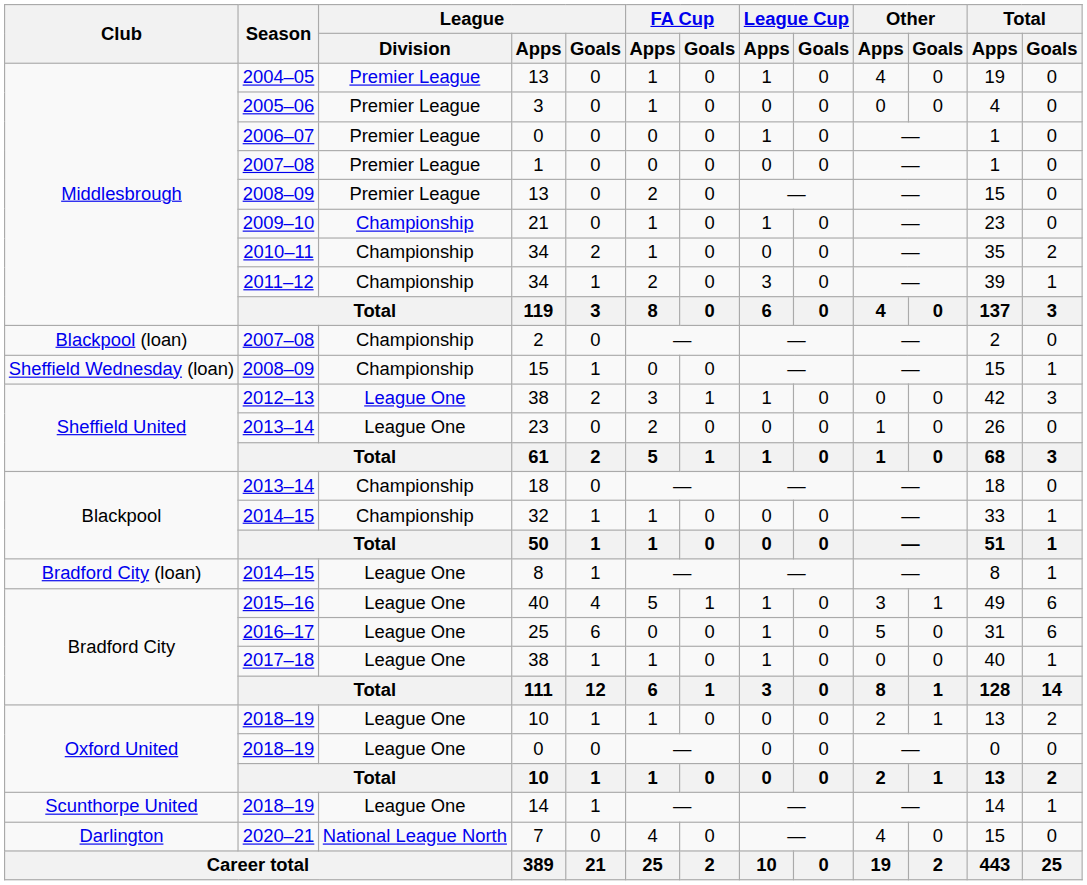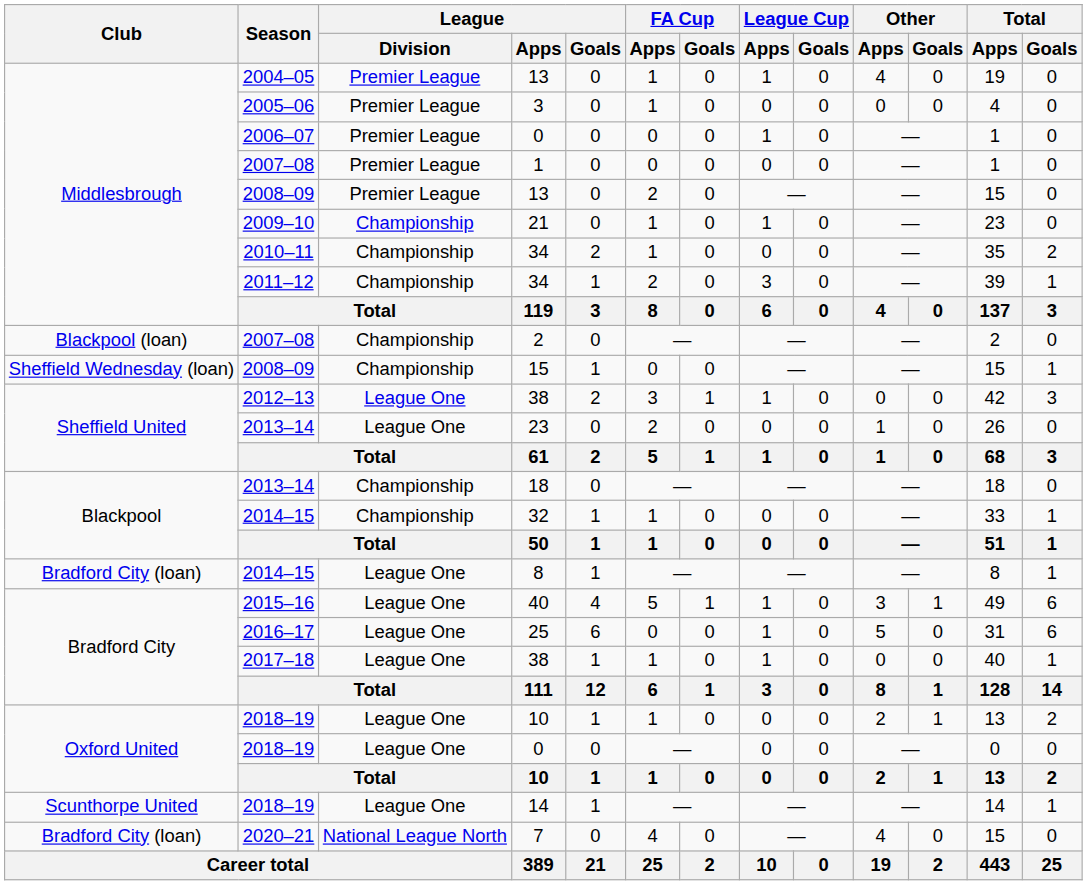(121, 836) Darlington -> (122, 836) Bradford City (loan)
